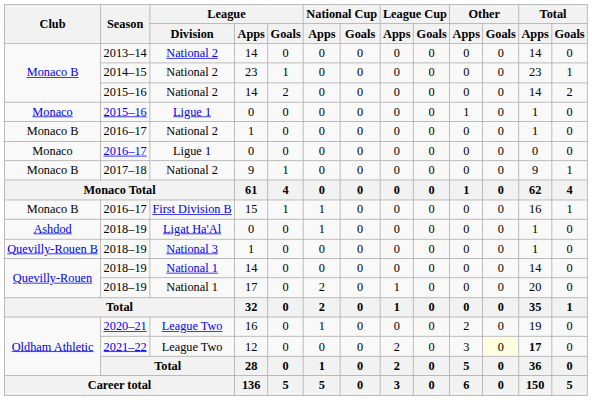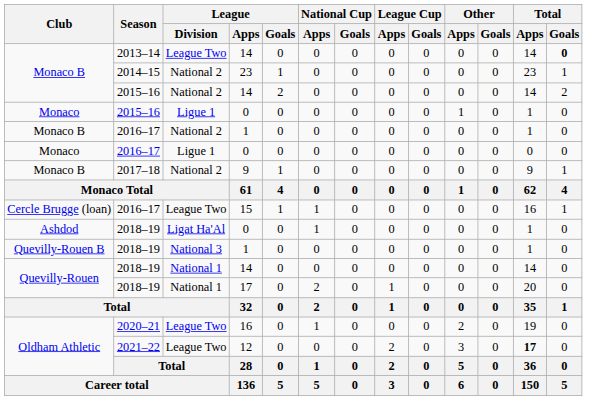(192, 53) National 2 -> (196, 53) League Two
(570, 53) normal -> (564, 53) bold
(53, 209) Monaco B -> (59, 209) Cercle Brugge (loan)
(192, 209) First Division B -> (196, 209) League Two
(501, 346) lightyellow background -> (495, 346) no background
